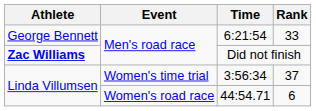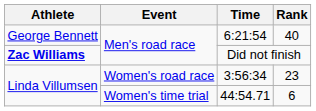(292, 35) 33 -> (292, 35) 40
(156, 76) Women's time trial -> (159, 76) Women's road race
(292, 76) 37 -> (292, 76) 23
(159, 96) Women's road race -> (156, 96) Women's time trial
